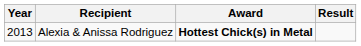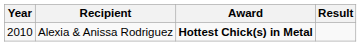(20, 31) 2013 -> (20, 31) 2010
